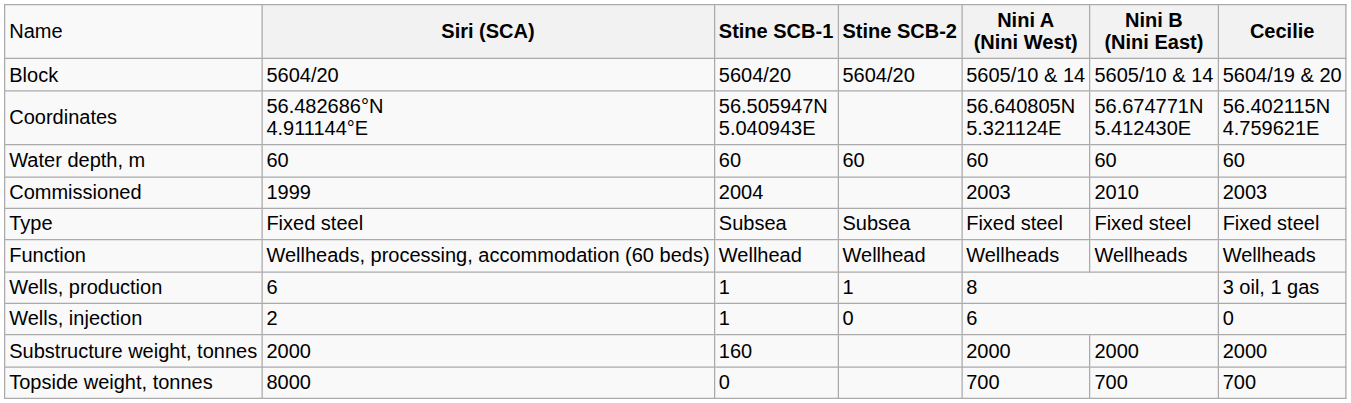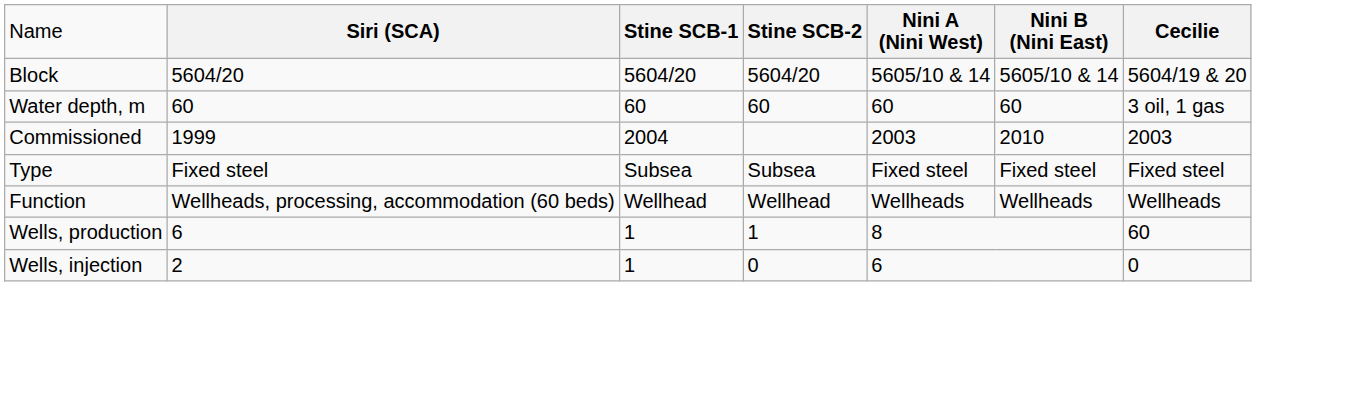- row: (63, 117)
(1234, 160) 60 -> (1176, 106) 3 oil, 1 gas
(1271, 287) 3 oil, 1 gas -> (1139, 233) 60
- row: (133, 350)
- row: (111, 382)
